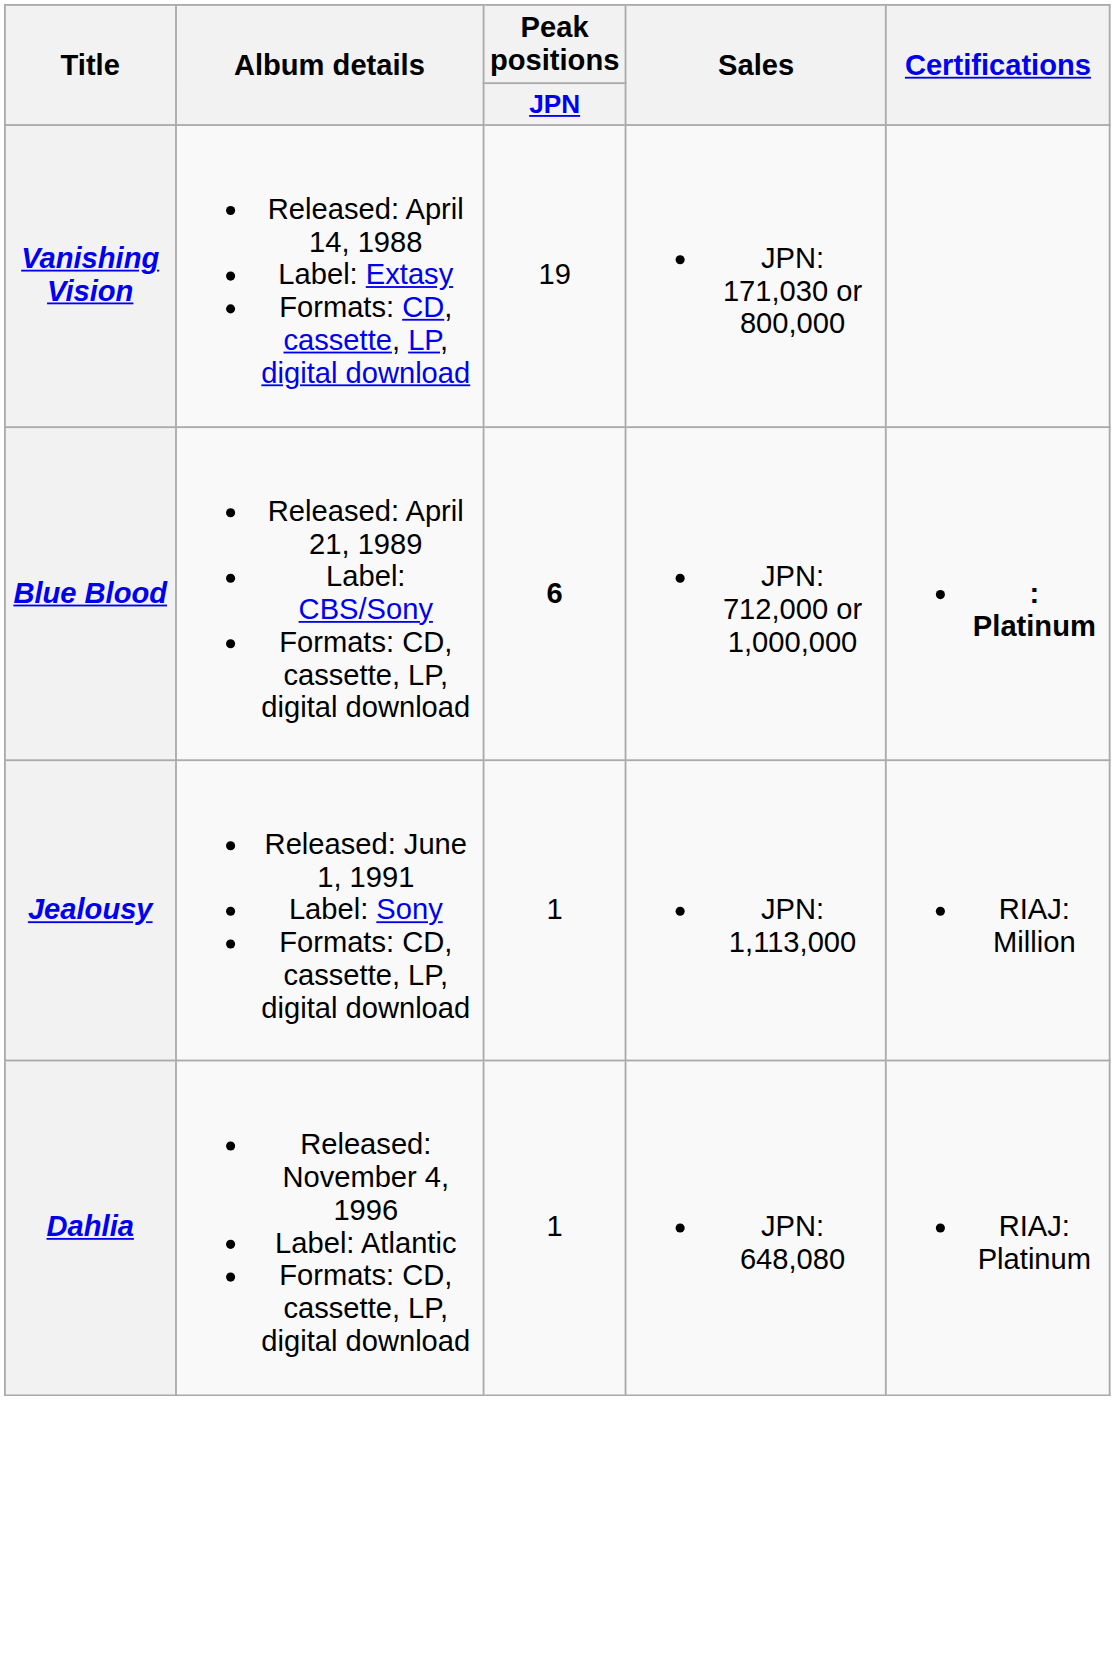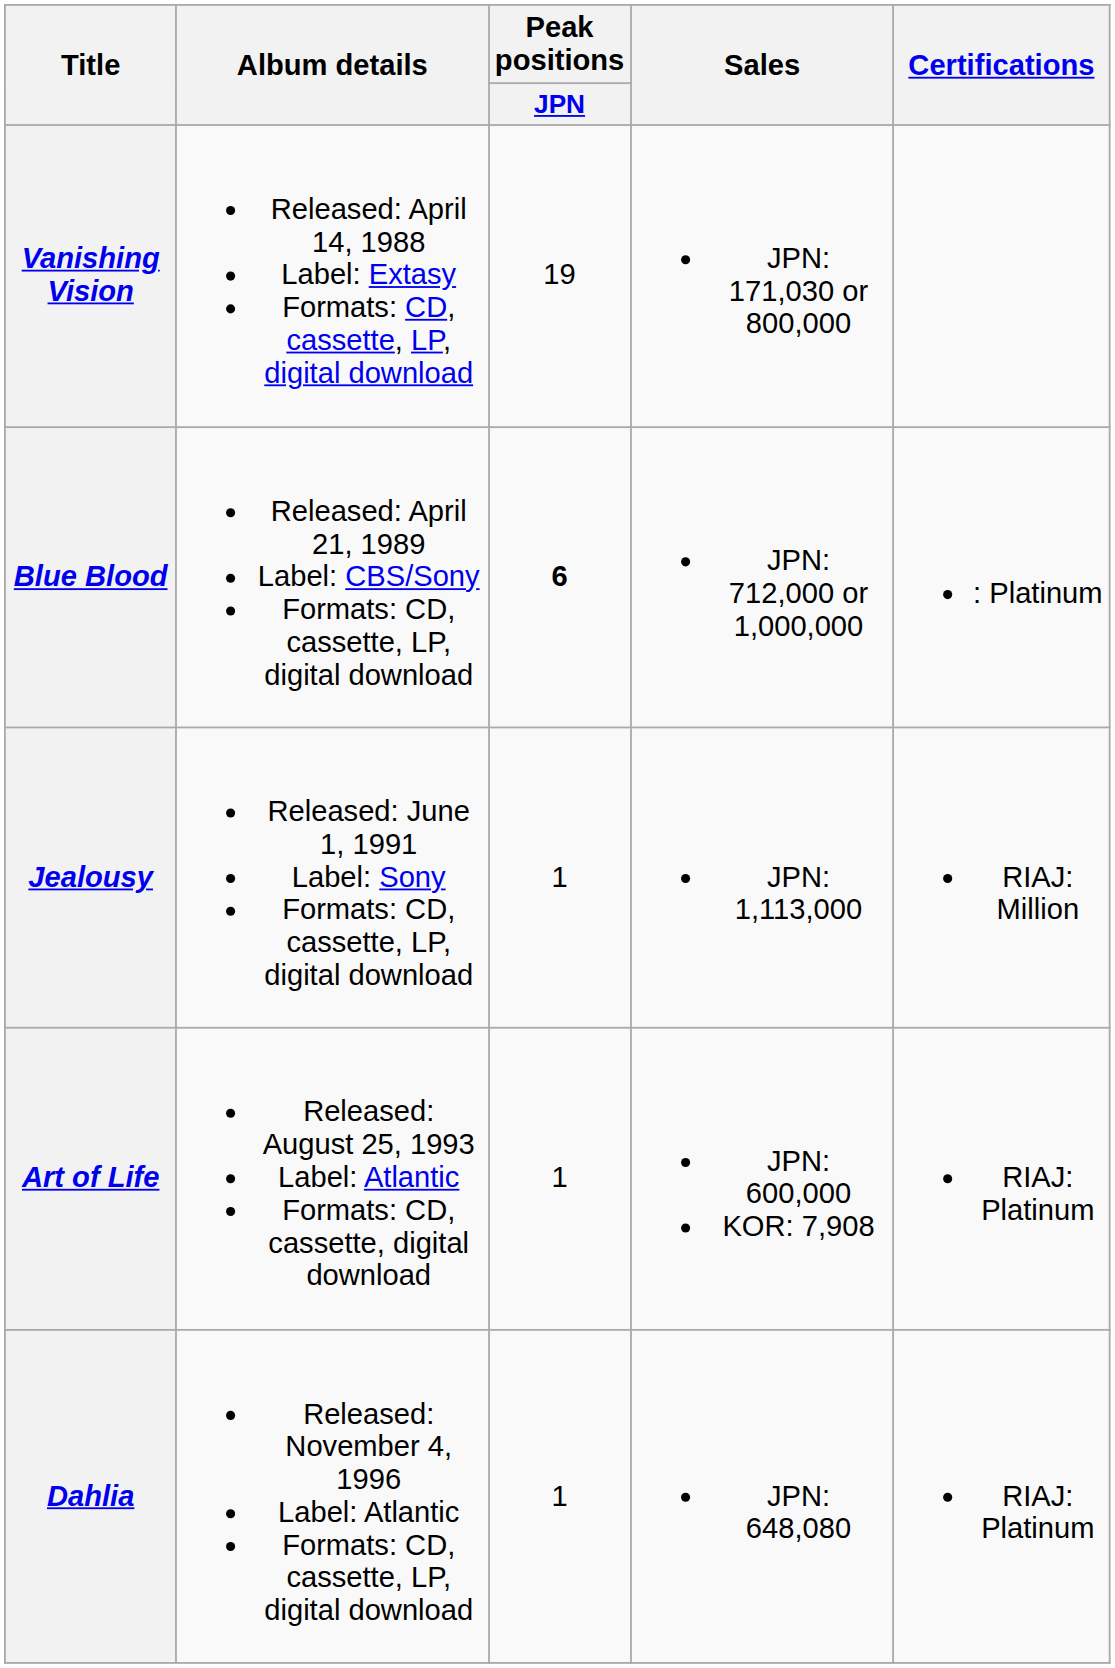(998, 609) bold -> (1001, 593) normal
+ row: (91, 1178)
